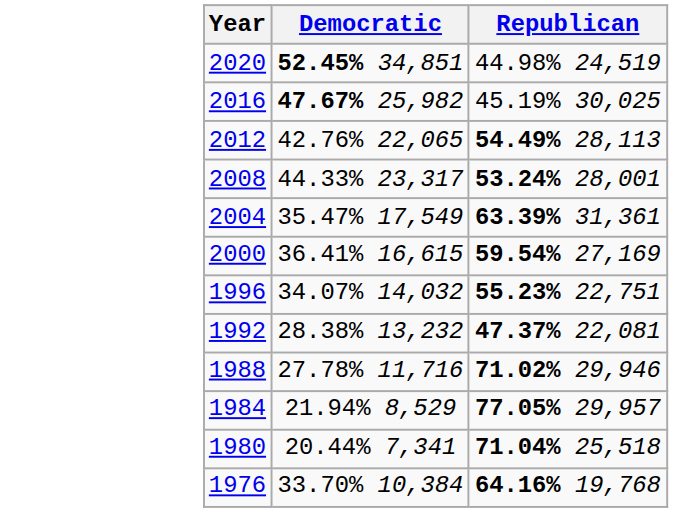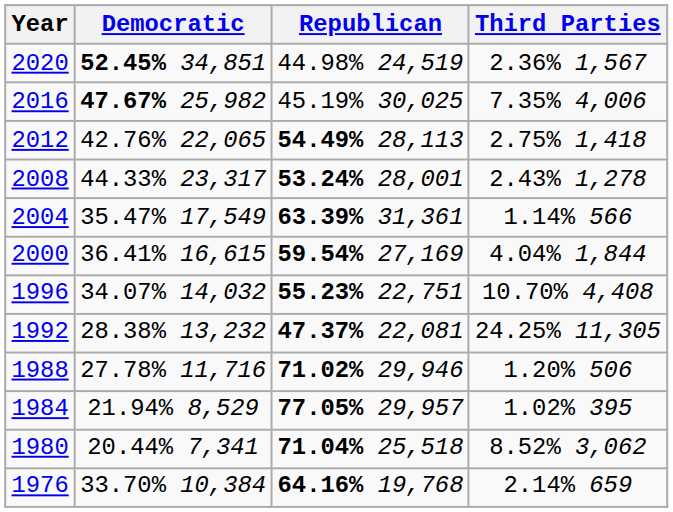+ column: (568, 25)
